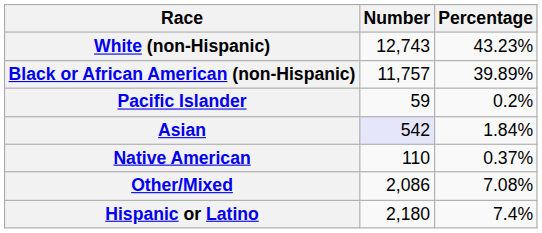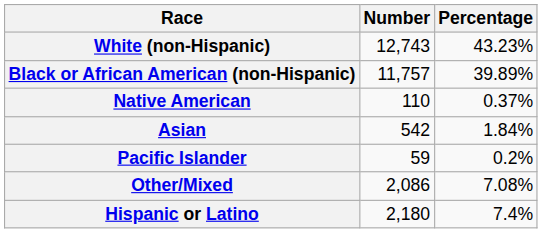rows swapped: (182, 158) <-> (182, 102)
(415, 130) lavender background -> (415, 130) no background
